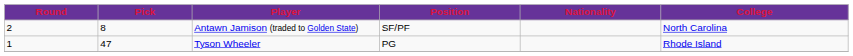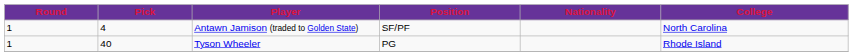(9, 28) 2 -> (9, 28) 1
(103, 28) 8 -> (103, 28) 4
(106, 43) 47 -> (106, 43) 40
